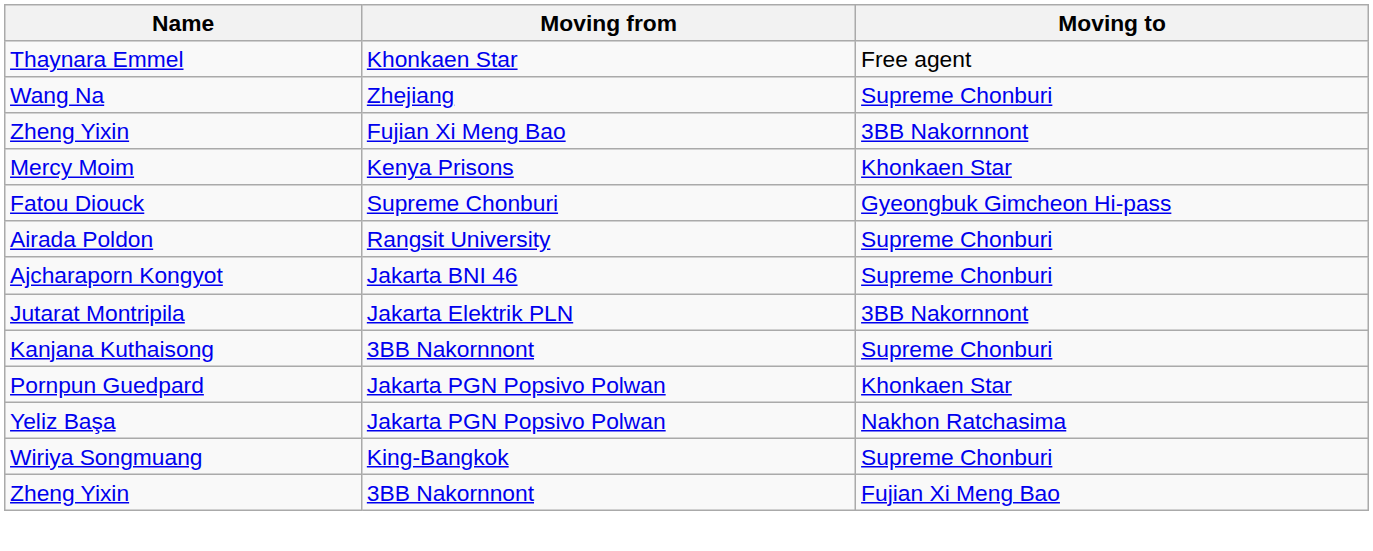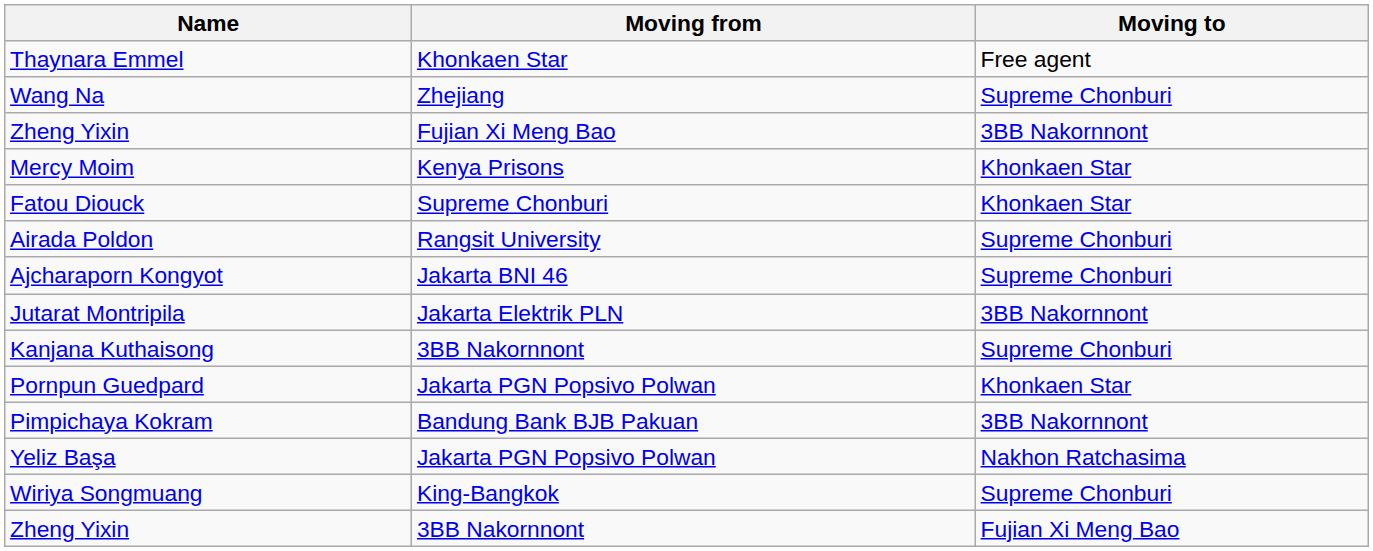(1016, 203) Gyeongbuk Gimcheon Hi-pass -> (1056, 203) Khonkaen Star
+ row: (111, 420)
